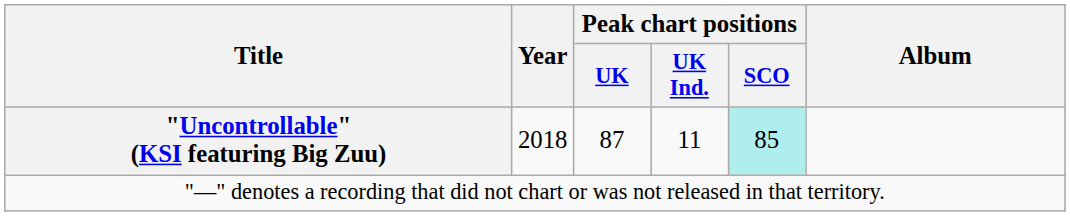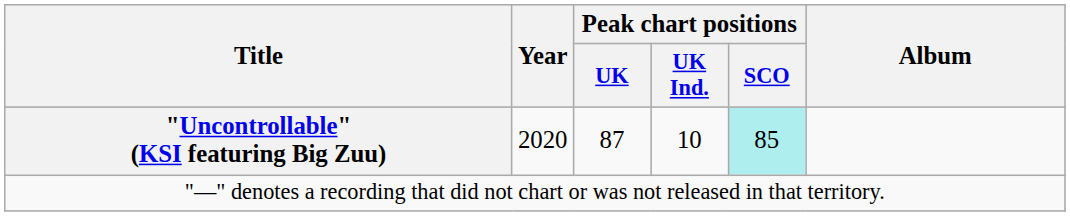(543, 140) 2018 -> (543, 140) 2020
(689, 140) 11 -> (689, 140) 10
